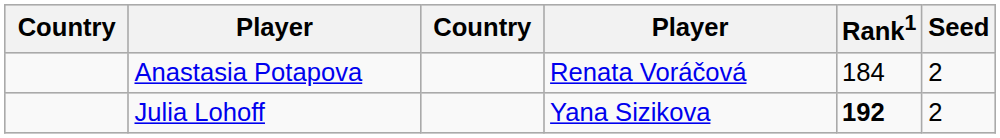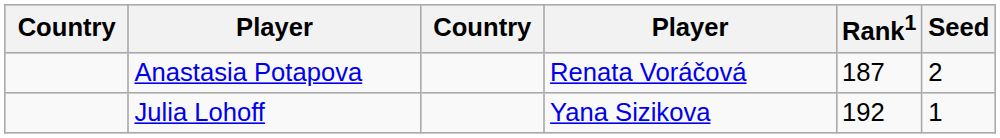(863, 72) 184 -> (863, 72) 187
(863, 112) bold -> (863, 112) normal
(935, 112) 2 -> (935, 112) 1
